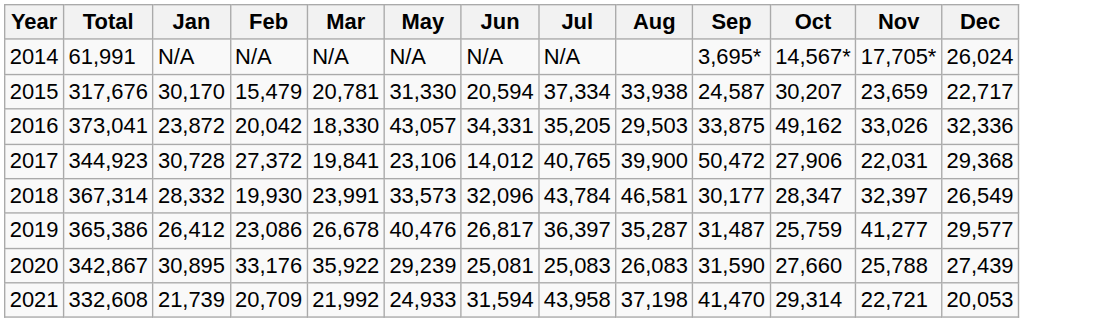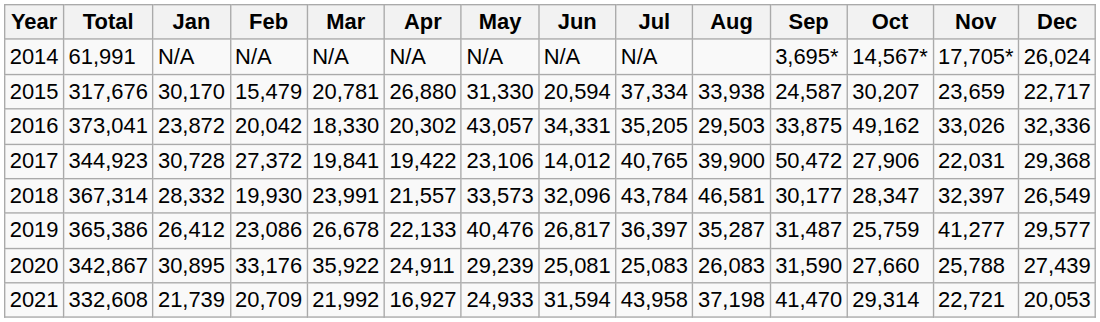+ column: (423, 21)
